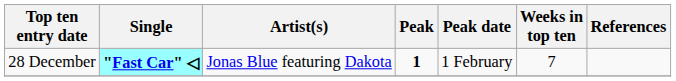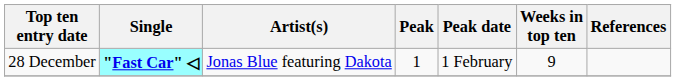(417, 62) bold -> (417, 62) normal
(551, 62) 7 -> (551, 62) 9
